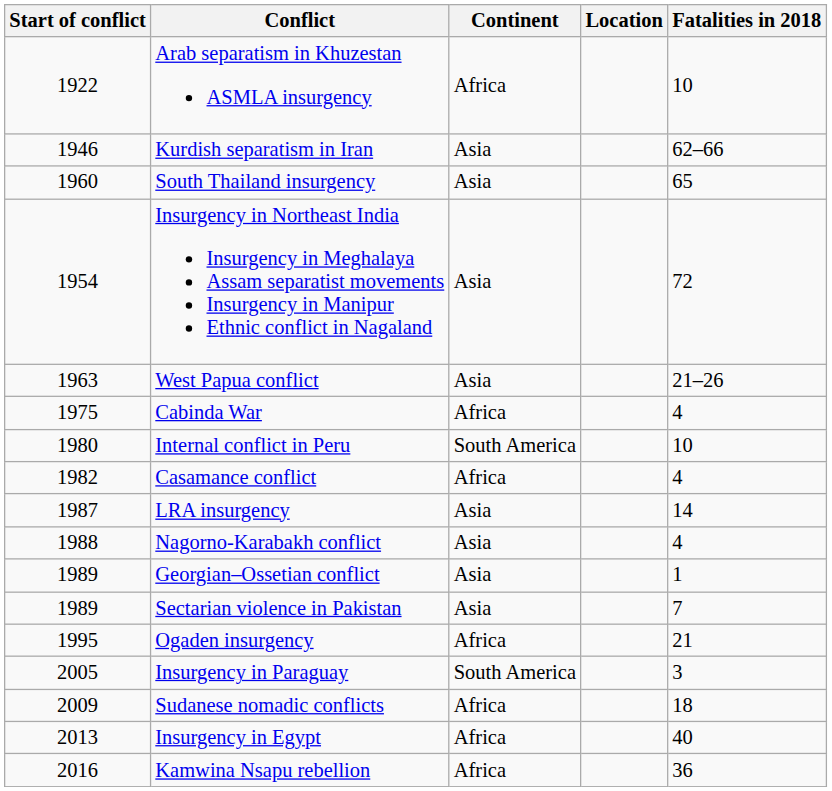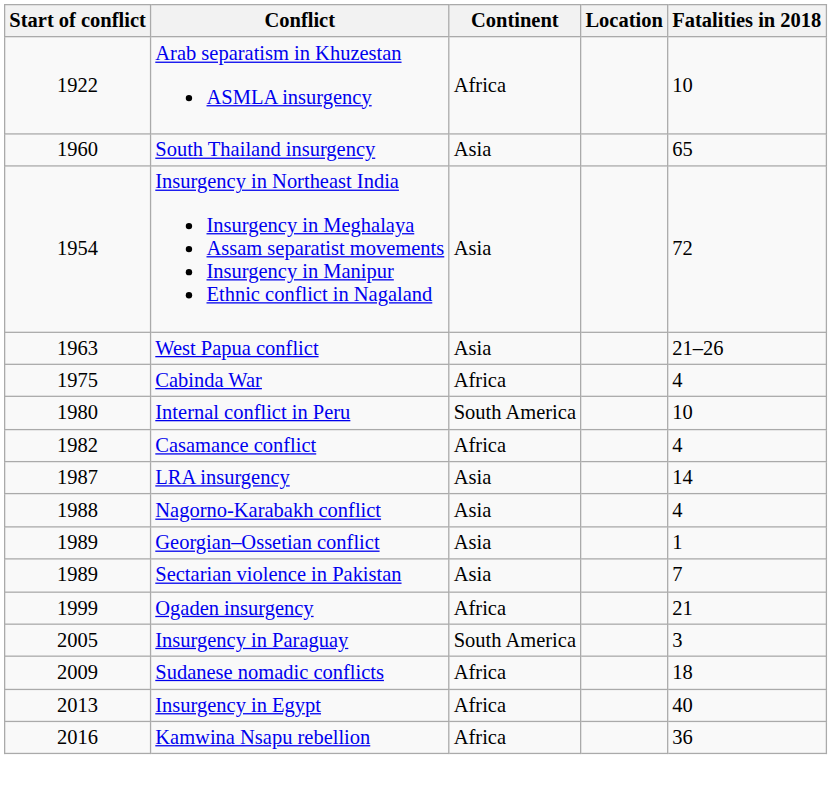- row: (264, 149)
(78, 640) 1995 -> (78, 607) 1999
